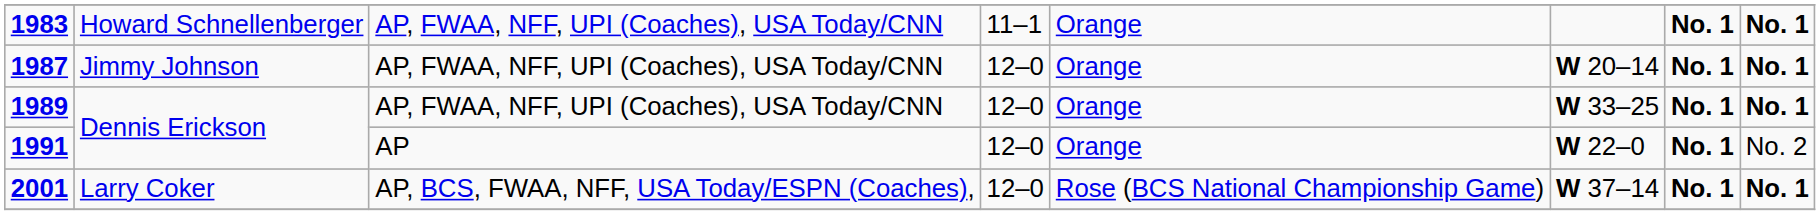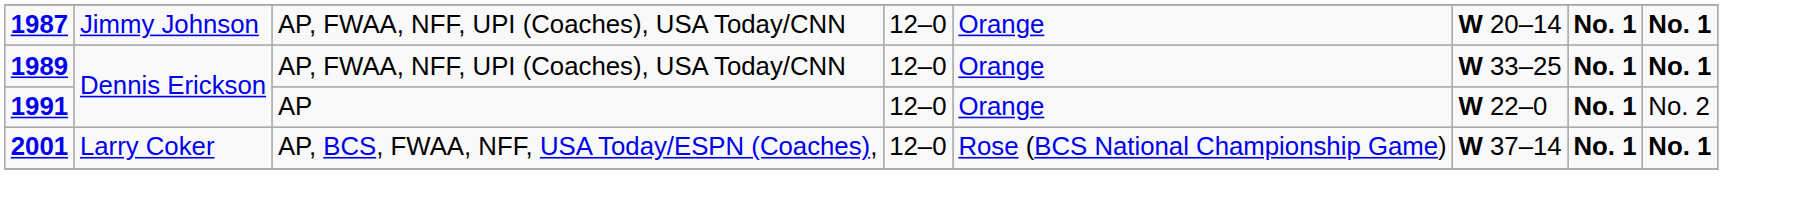- row: (39, 24)
